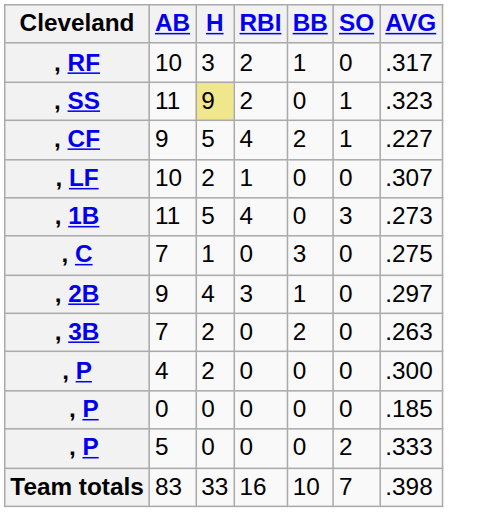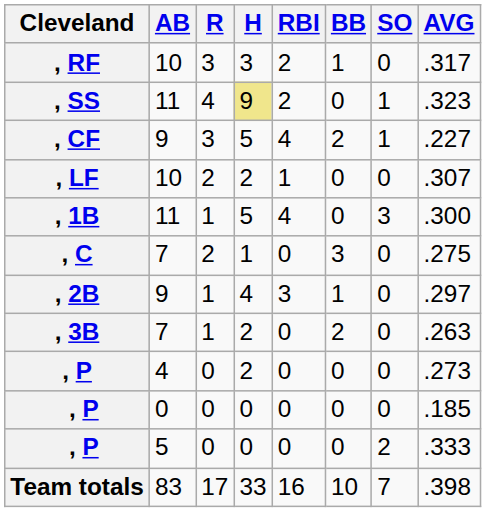+ column: (215, 23)
(409, 216) .273 -> (447, 216) .300
(409, 370) .300 -> (447, 370) .273
